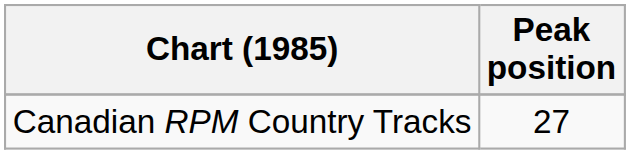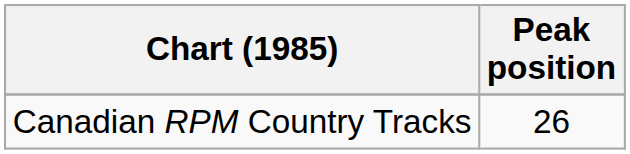(551, 121) 27 -> (551, 121) 26
